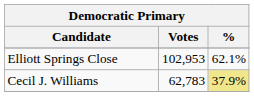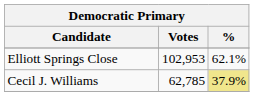(187, 81) 62,783 -> (187, 81) 62,785
